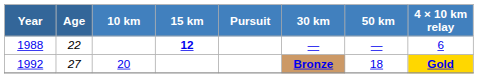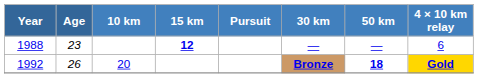(74, 45) 22 -> (74, 45) 23
(74, 64) 27 -> (74, 64) 26
(377, 64) normal -> (377, 64) bold
